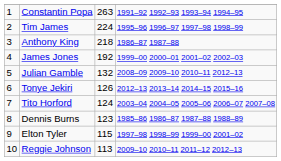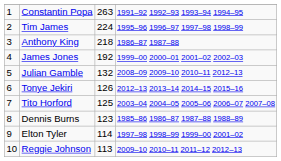(105, 103) 124 -> (105, 103) 125
(105, 133) 115 -> (105, 133) 114
